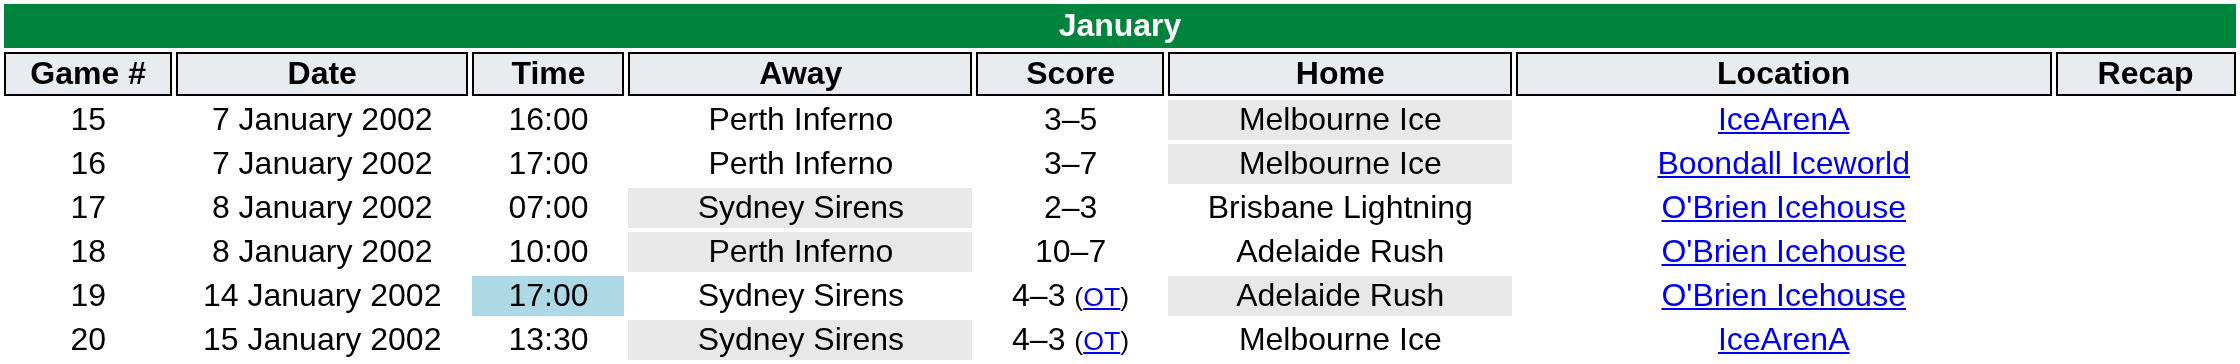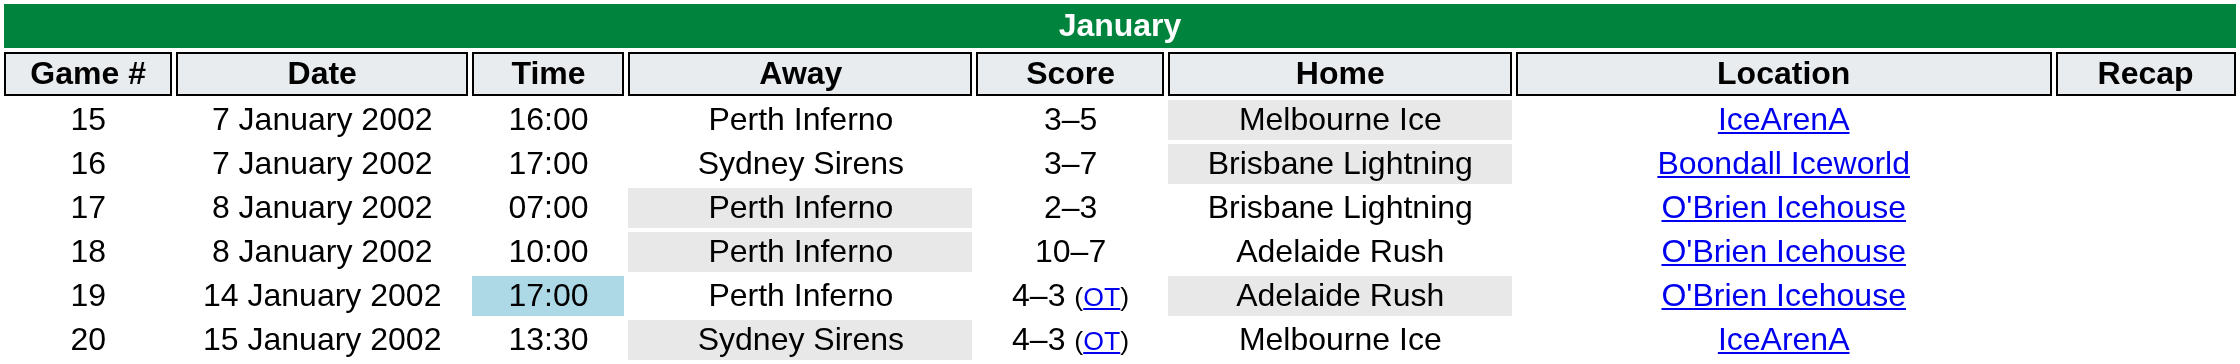(801, 163) Perth Inferno -> (801, 163) Sydney Sirens
(1340, 163) Melbourne Ice -> (1340, 163) Brisbane Lightning
(801, 207) Sydney Sirens -> (801, 207) Perth Inferno
(801, 295) Sydney Sirens -> (801, 295) Perth Inferno
